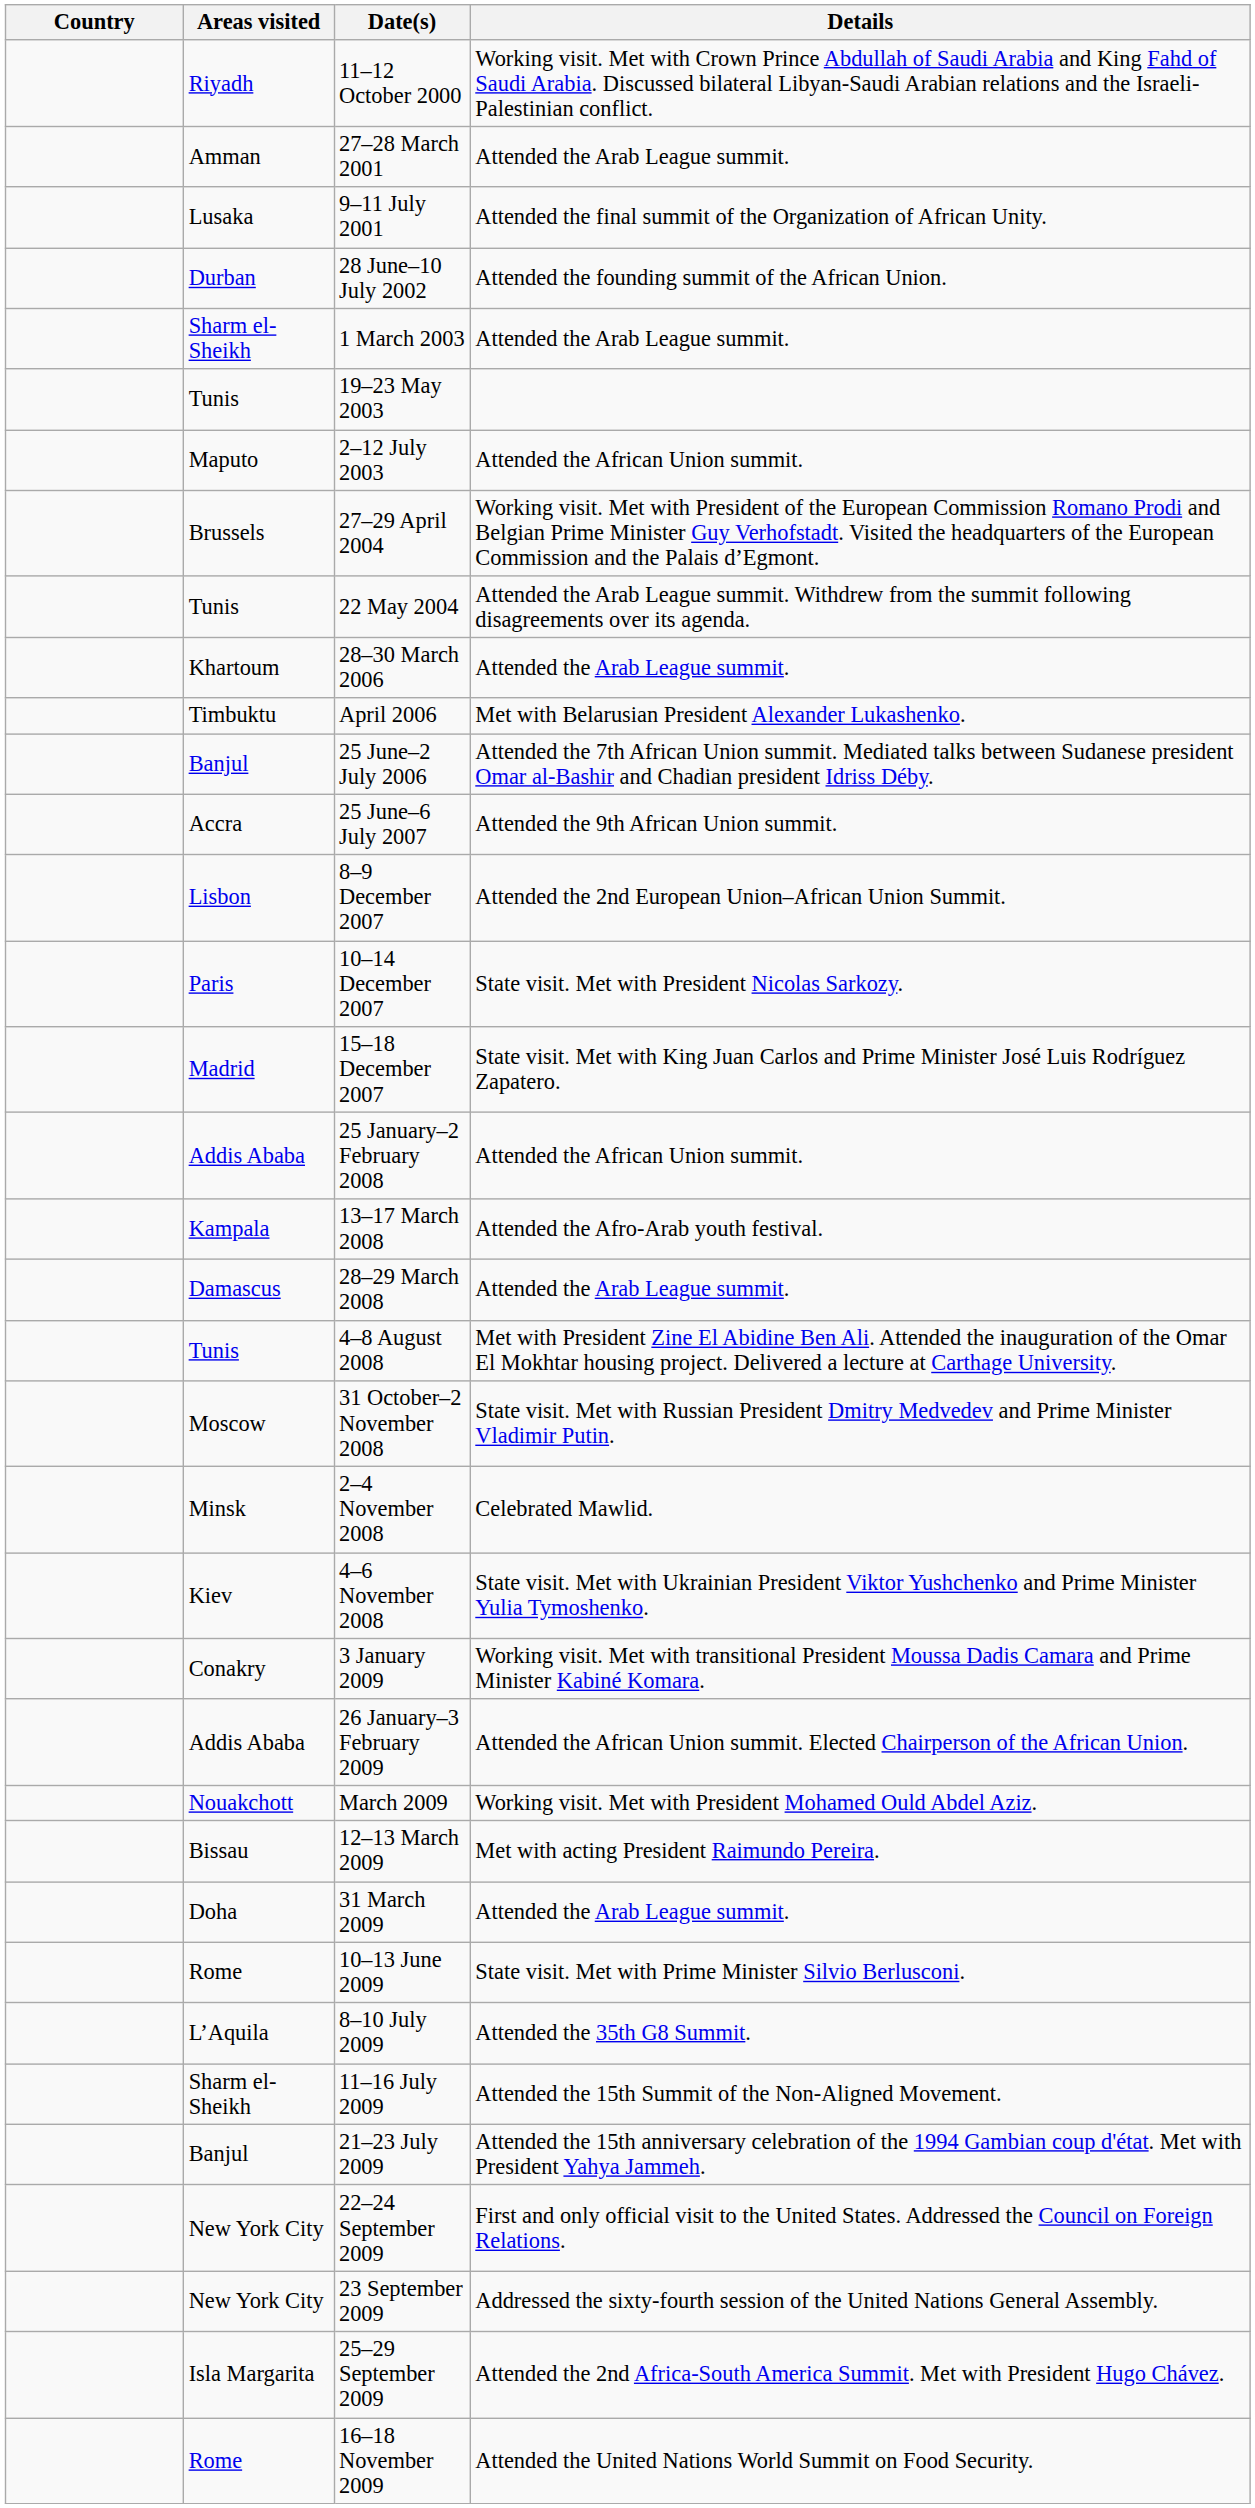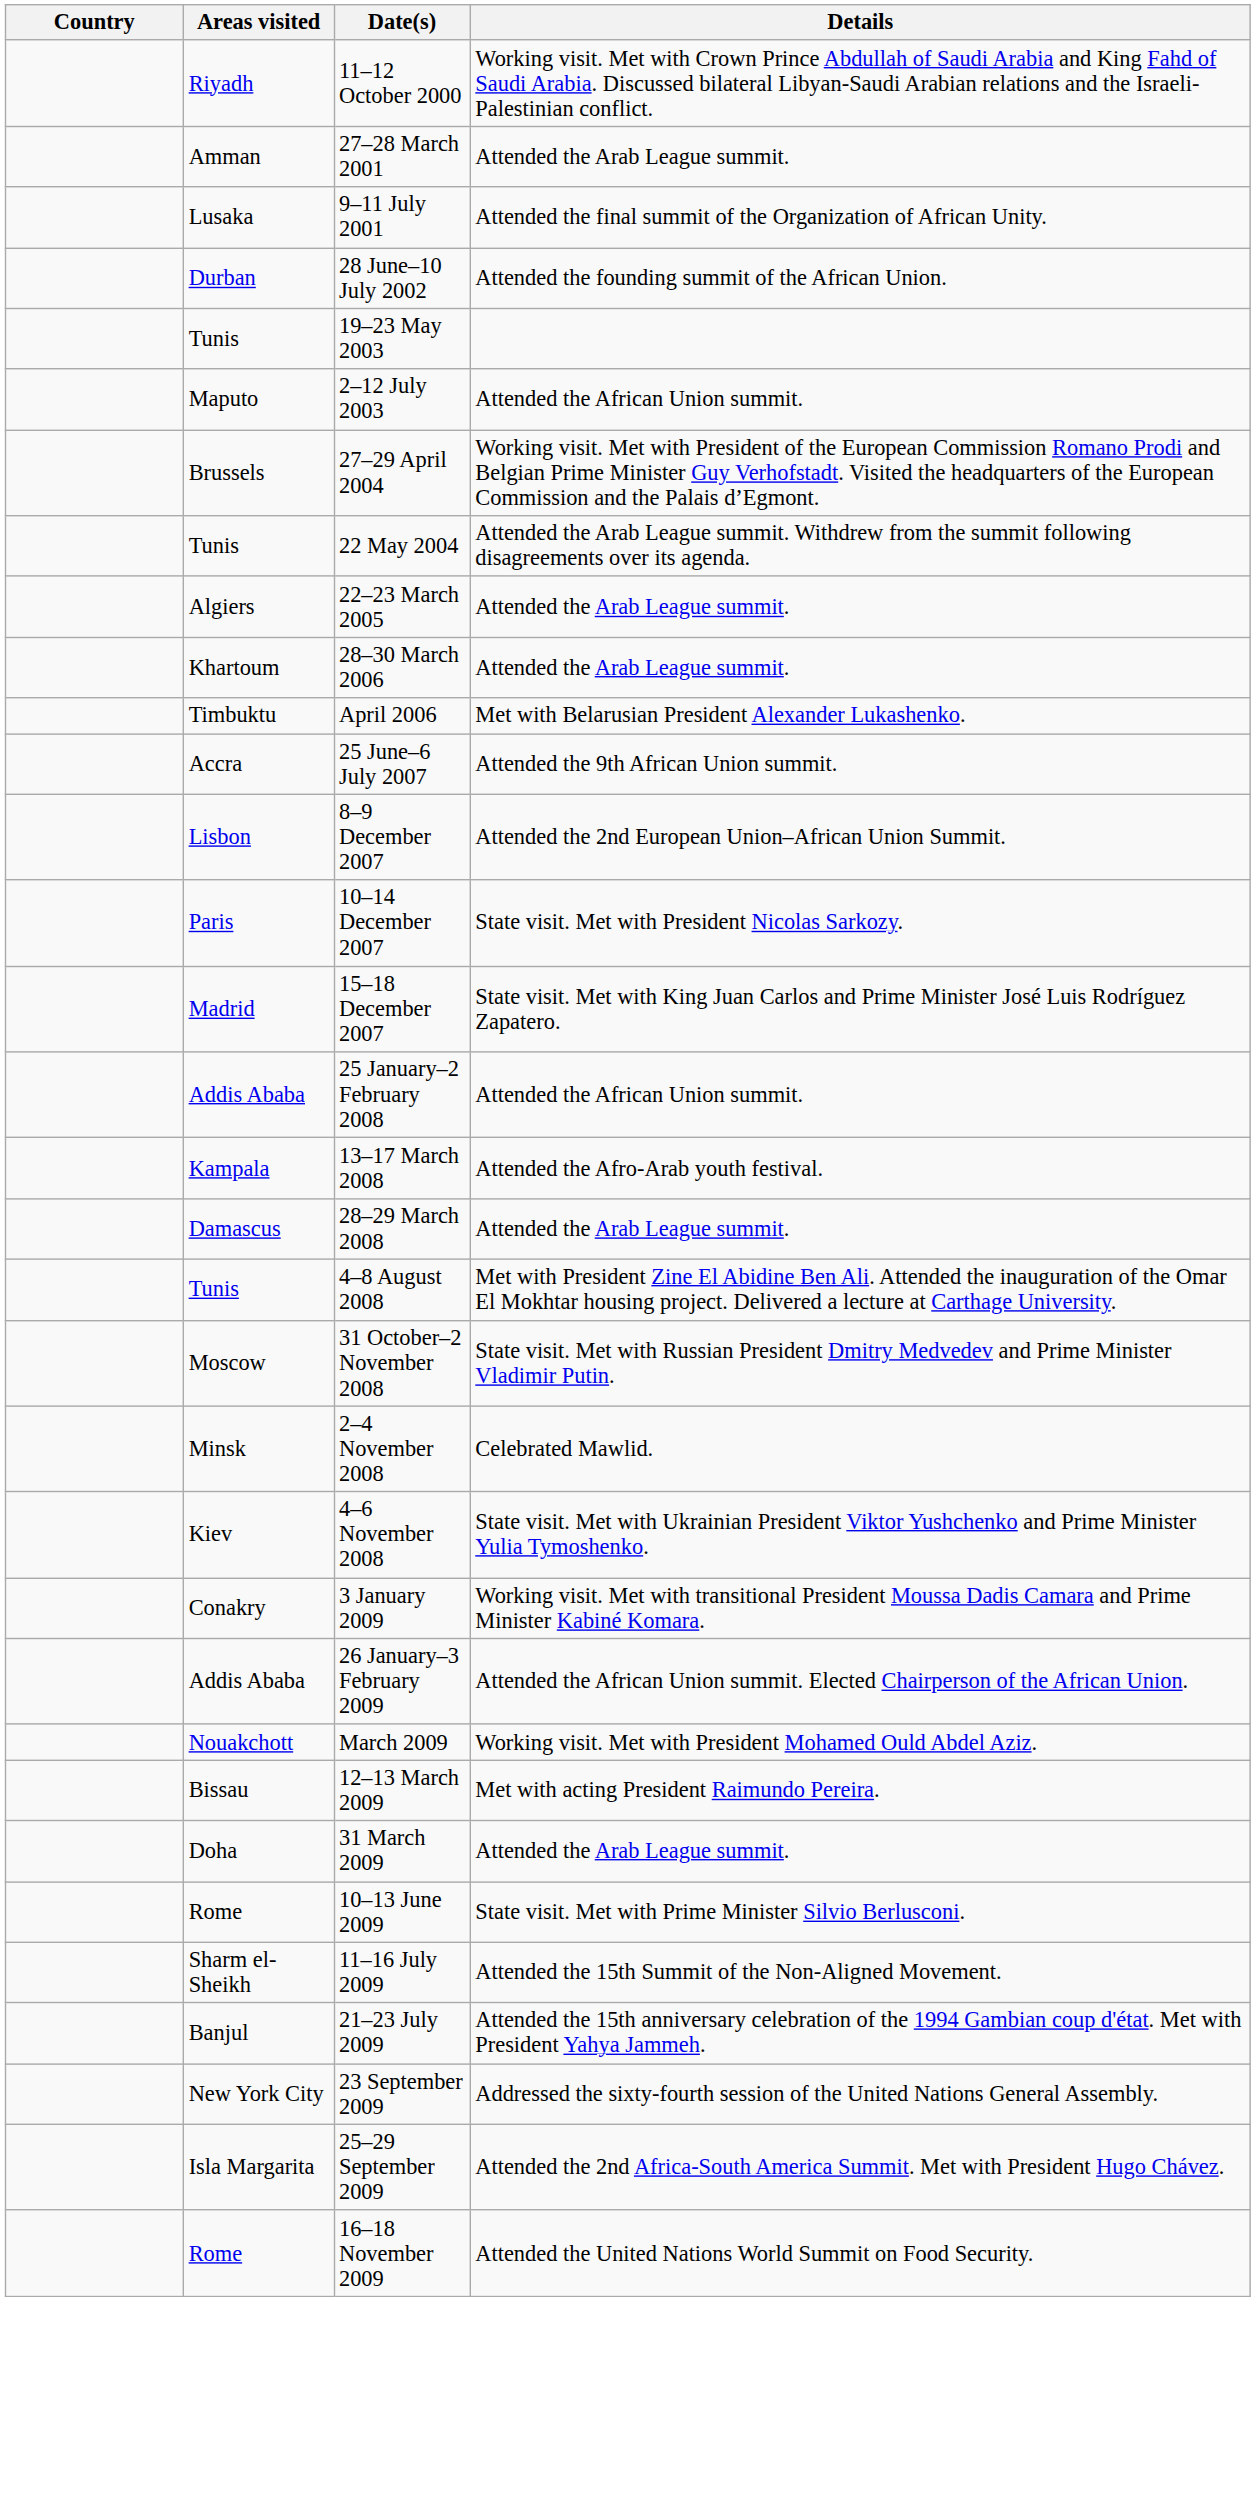- row: (402, 338)
+ row: (399, 606)
- row: (385, 763)
- row: (383, 2033)
- row: (387, 2227)
